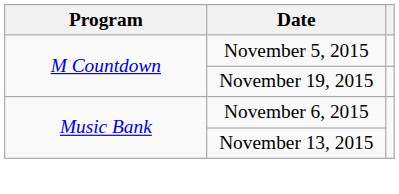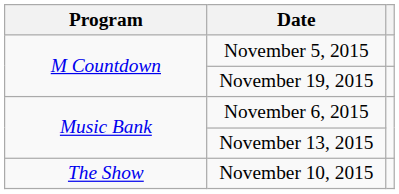+ row: (296, 173)
